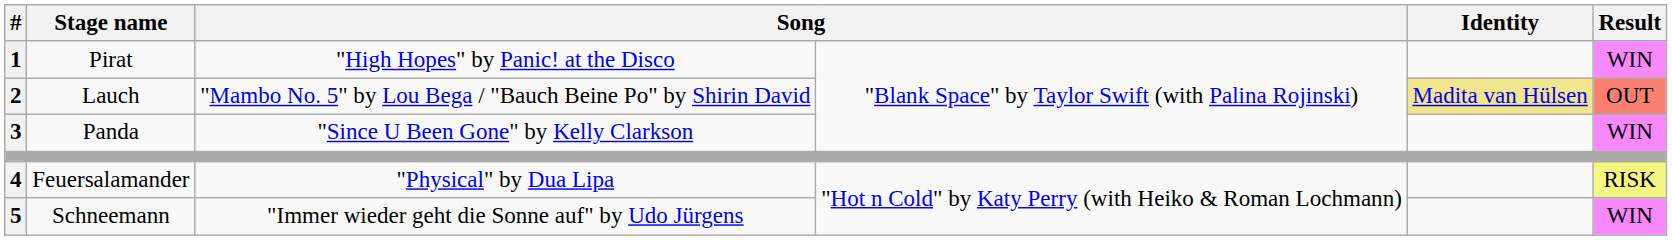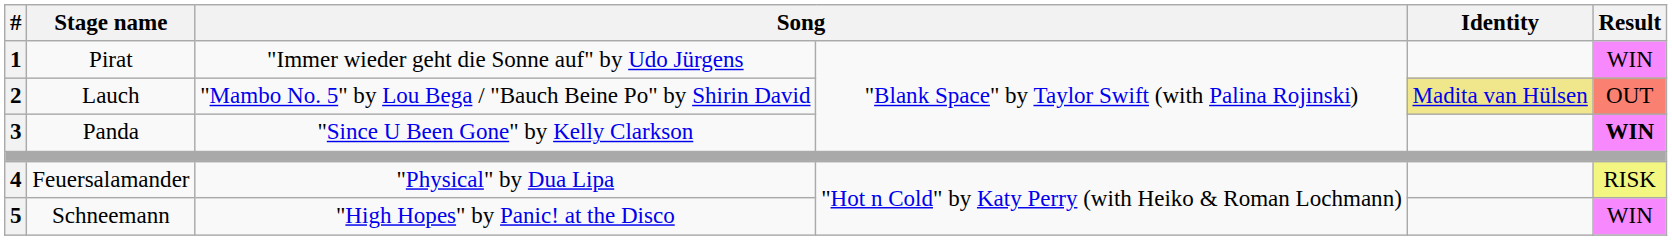(505, 59) "High Hopes" by Panic! at the Disco -> (505, 59) "Immer wieder geht die Sonne auf" by Udo Jürgens
(1630, 132) normal -> (1630, 132) bold
(505, 216) "Immer wieder geht die Sonne auf" by Udo Jürgens -> (505, 216) "High Hopes" by Panic! at the Disco
